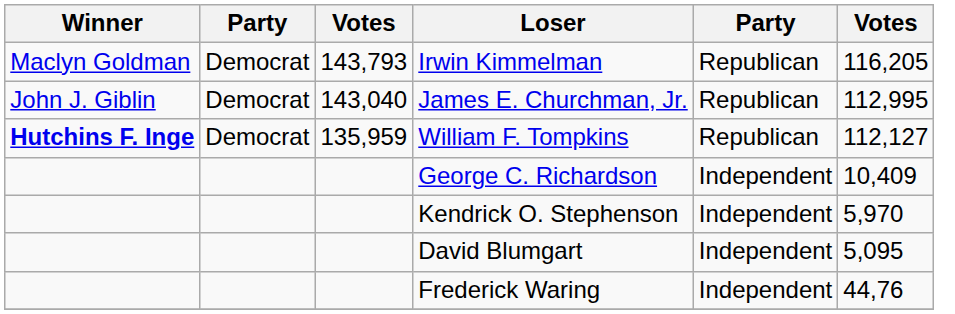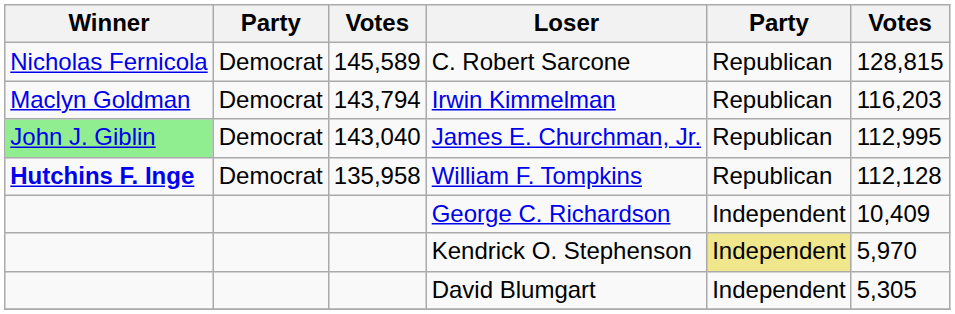+ row: (531, 61)
(364, 61) 143,793 -> (377, 99) 143,794
(886, 61) 116,205 -> (899, 99) 116,203
(83, 99) no background -> (83, 137) lightgreen background
(364, 137) 135,959 -> (377, 175) 135,958
(886, 137) 112,127 -> (899, 175) 112,128
(766, 213) no background -> (779, 251) khaki background
(873, 251) 5,095 -> (887, 289) 5,305
- row: (509, 289)
